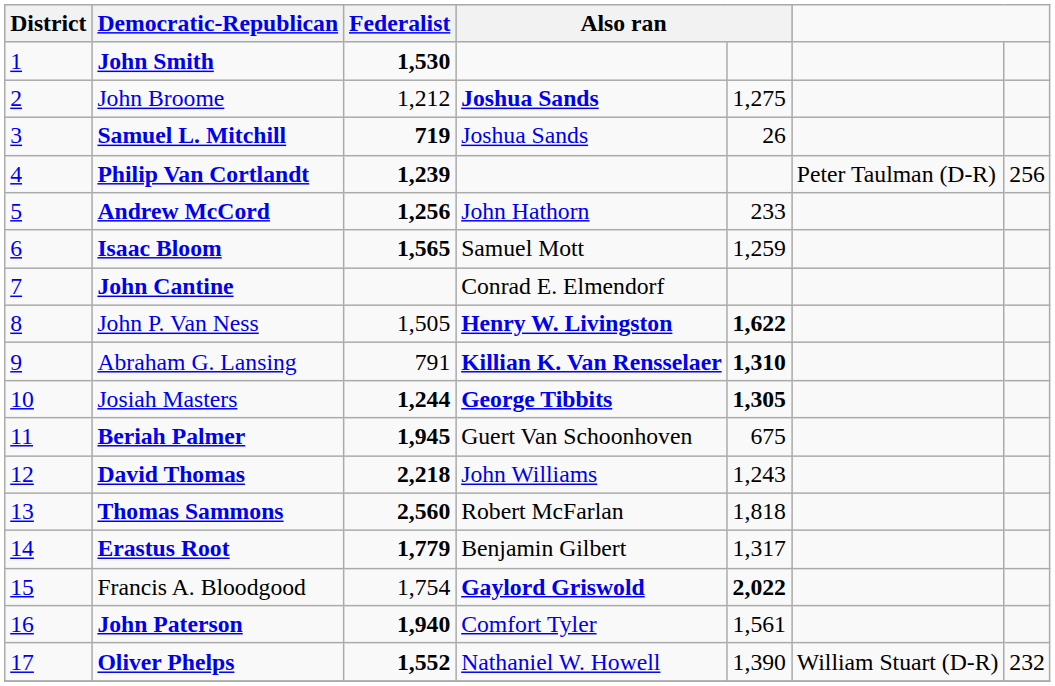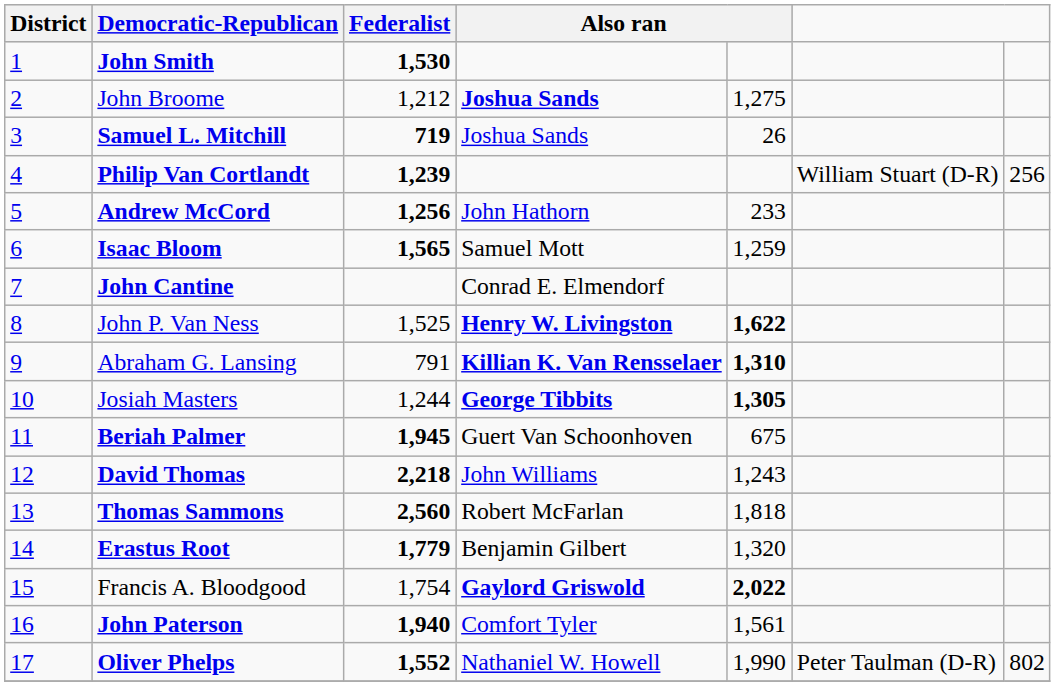(896, 173) Peter Taulman (D-R) -> (898, 173) William Stuart (D-R)
(424, 323) 1,505 -> (424, 323) 1,525
(424, 398) bold -> (424, 398) normal
(759, 549) 1,317 -> (759, 549) 1,320
(759, 661) 1,390 -> (759, 661) 1,990
(898, 661) William Stuart (D-R) -> (896, 661) Peter Taulman (D-R)
(1027, 661) 232 -> (1027, 661) 802
